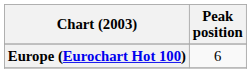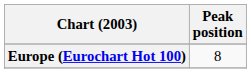(218, 56) 6 -> (218, 56) 8
